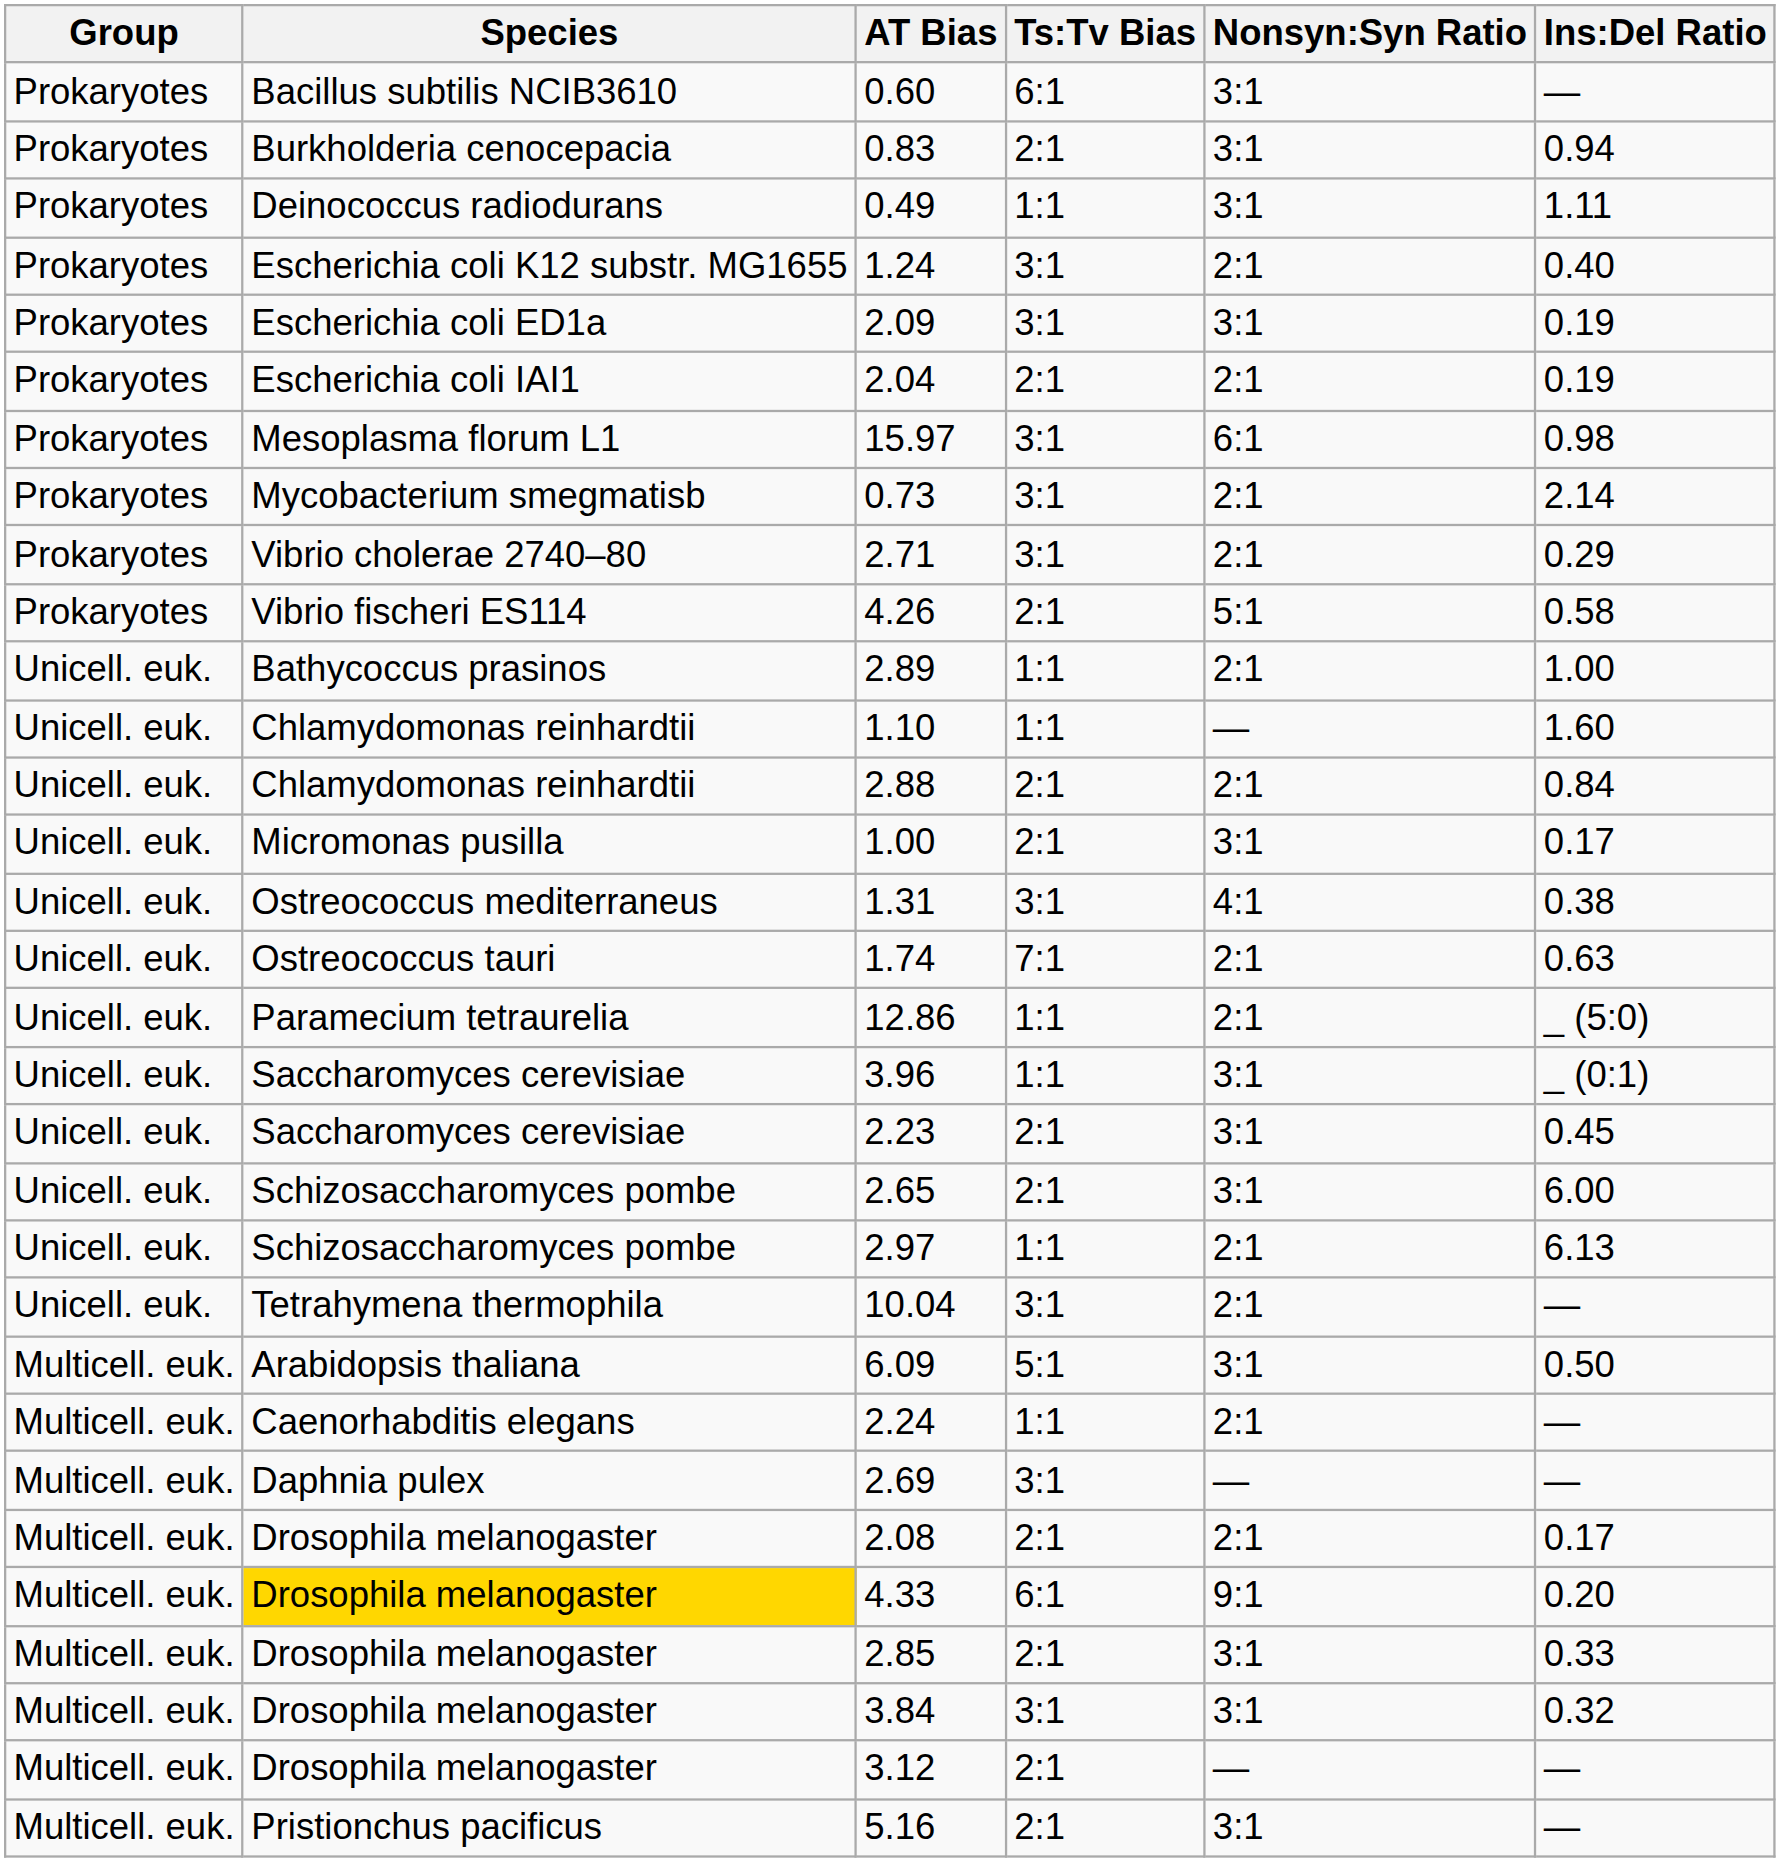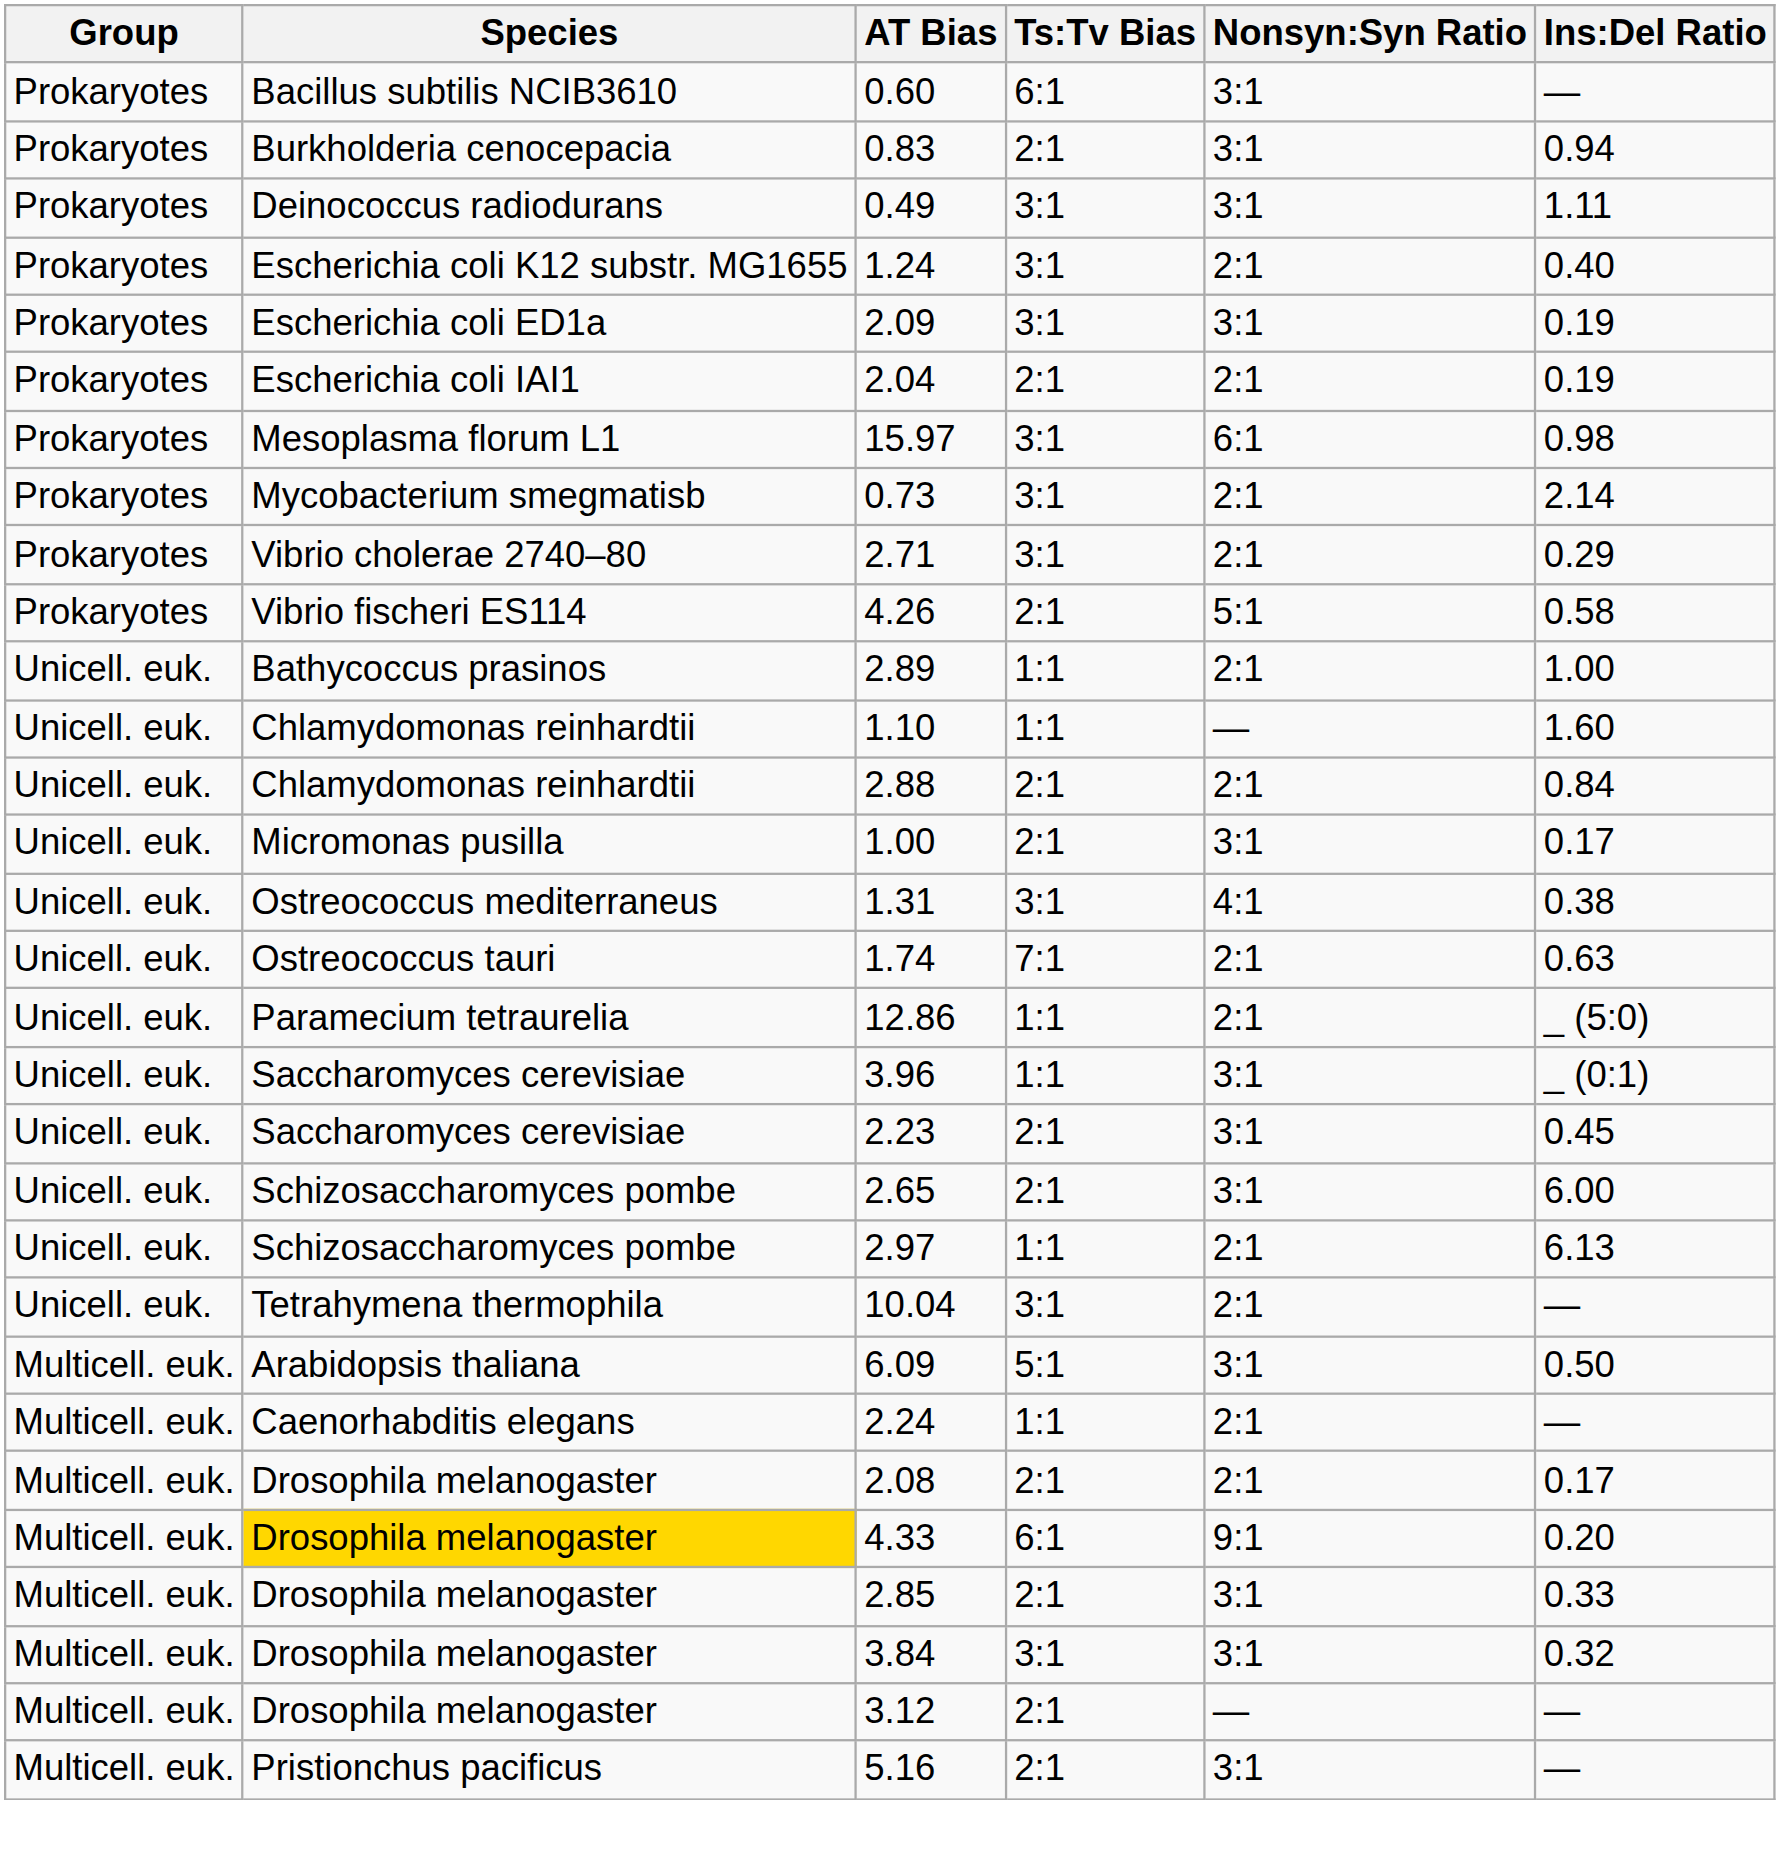(1040, 206) 1:1 -> (1040, 206) 3:1
- row: (900, 1479)
